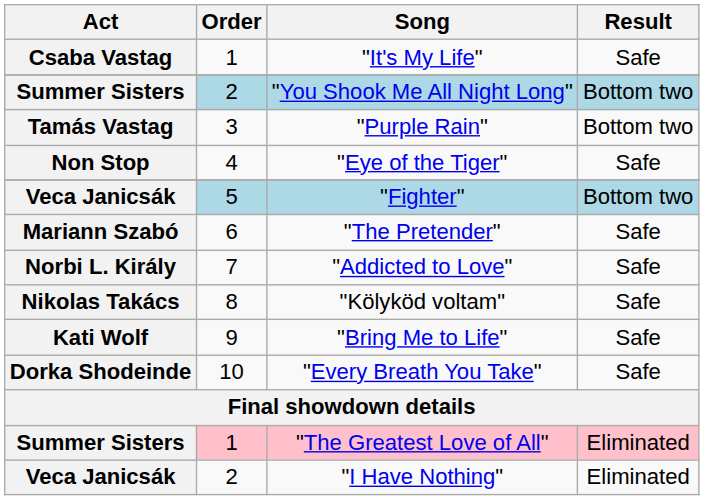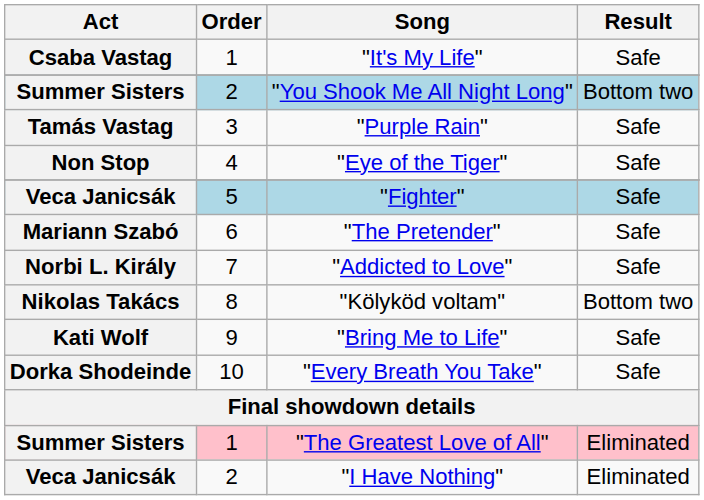(638, 127) Bottom two -> (638, 127) Safe
(638, 197) Bottom two -> (638, 197) Safe
(638, 302) Safe -> (638, 302) Bottom two
